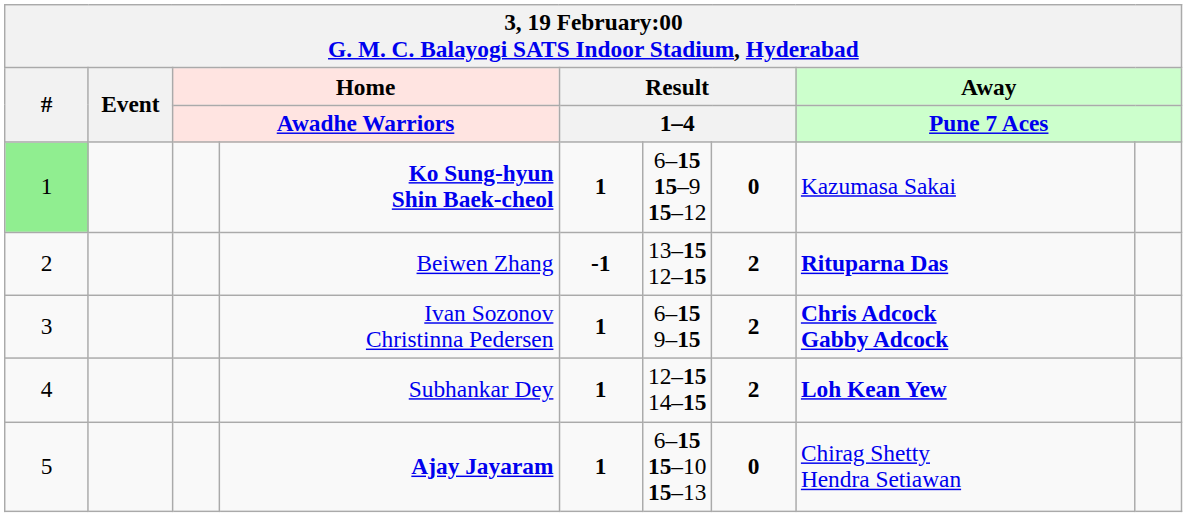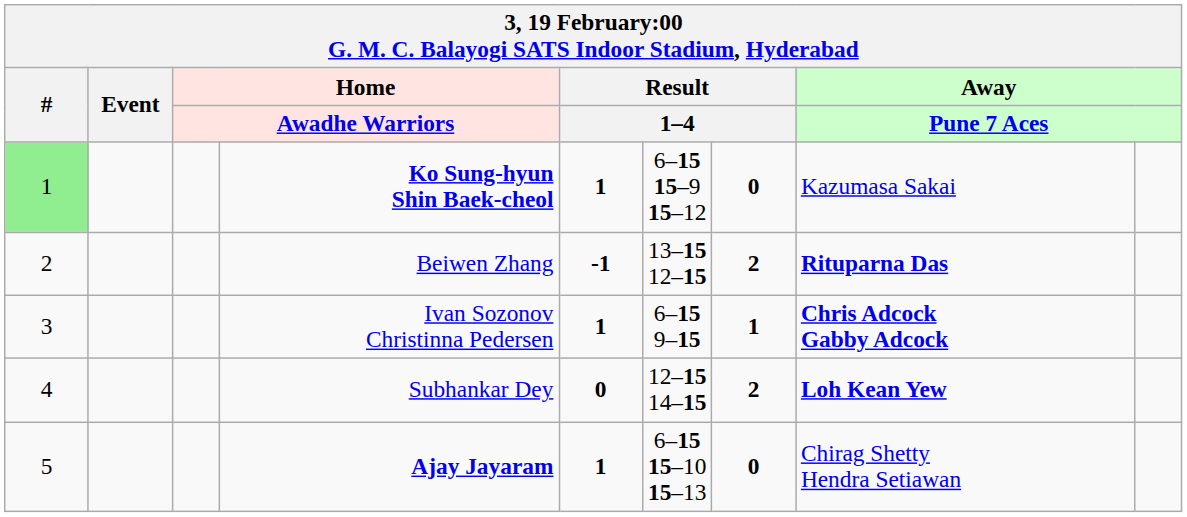(754, 326) 2 -> (754, 326) 1
(601, 389) 1 -> (601, 389) 0
